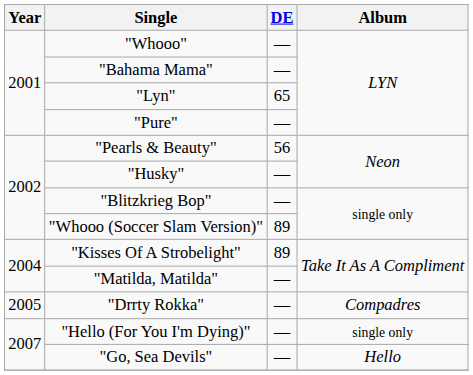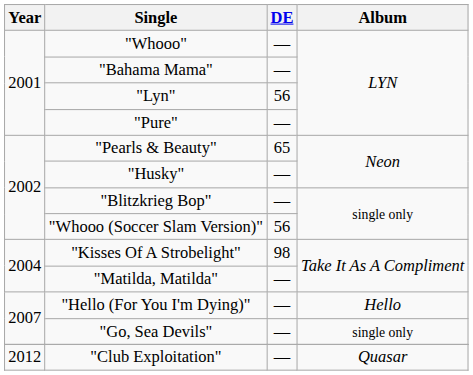(282, 95) 65 -> (282, 95) 56
(282, 148) 56 -> (282, 148) 65
(282, 226) 89 -> (282, 226) 56
(282, 252) 89 -> (282, 252) 98
- row: (156, 305)
(383, 332) single only -> (383, 305) Hello
(383, 357) Hello -> (383, 332) single only
+ row: (156, 357)
